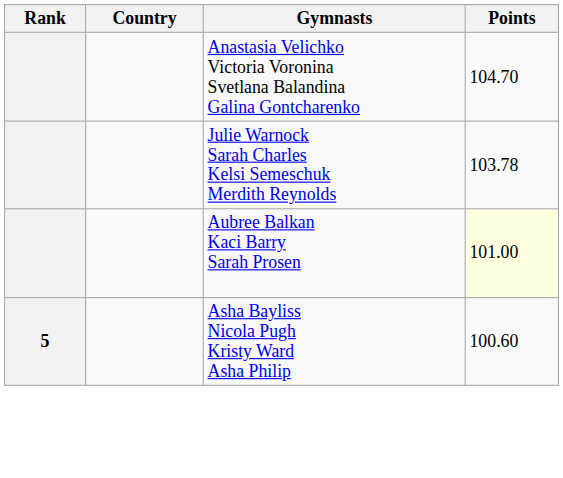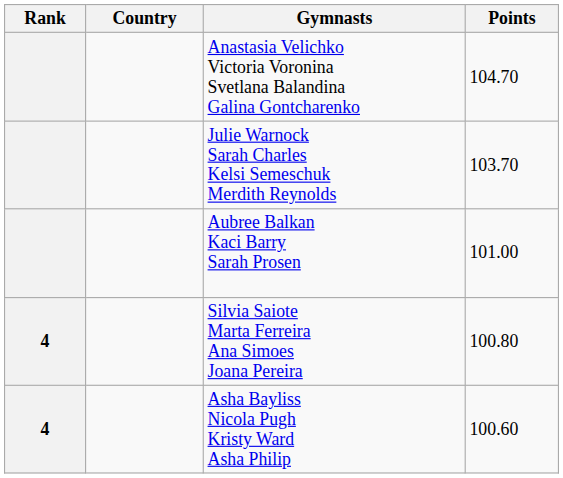(494, 164) 103.78 -> (494, 164) 103.70
(494, 252) lightyellow background -> (494, 252) no background
+ row: (259, 341)
(45, 341) 5 -> (45, 429) 4
